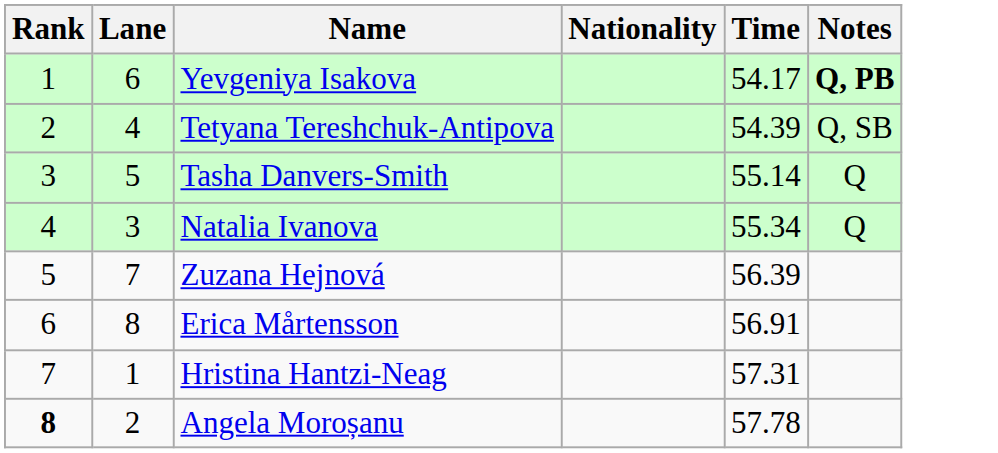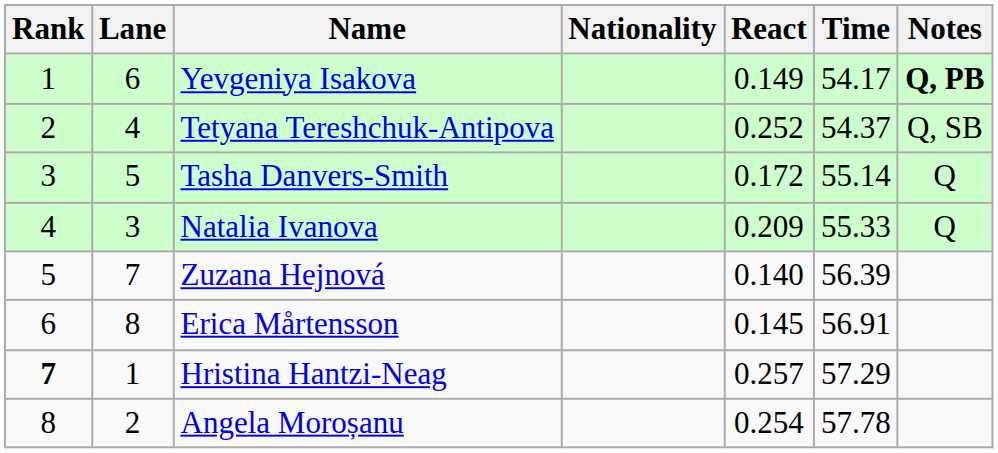+ column: (769, 29)
(766, 127) 54.39 -> (856, 127) 54.37
(766, 226) 55.34 -> (856, 226) 55.33
(48, 373) normal -> (48, 373) bold
(766, 373) 57.31 -> (856, 373) 57.29
(48, 422) bold -> (48, 422) normal
